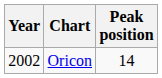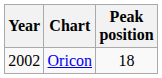(126, 60) 14 -> (126, 60) 18
